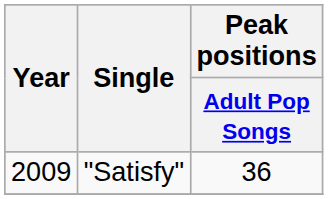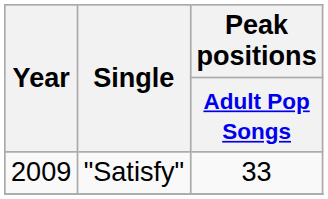(257, 172) 36 -> (257, 172) 33
